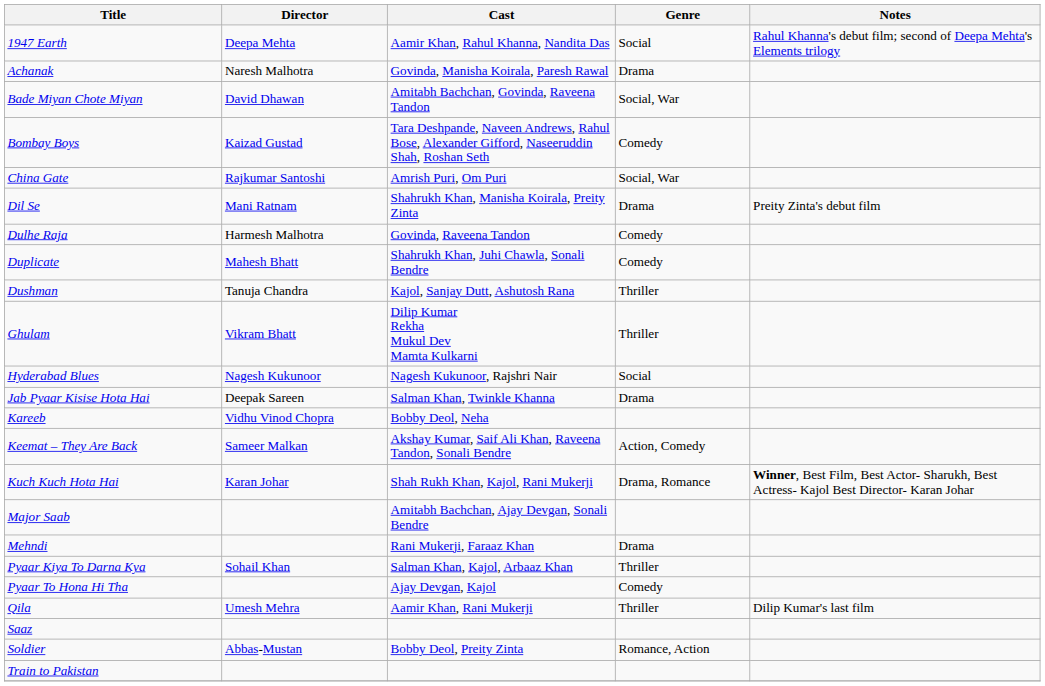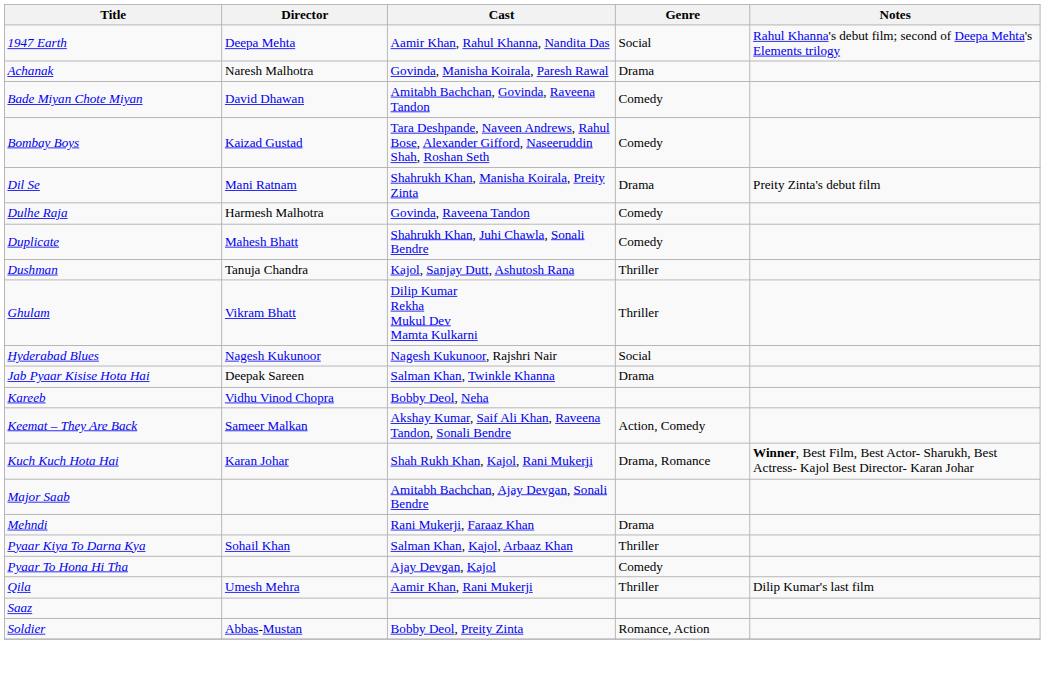(649, 99) Social, War -> (641, 99) Comedy
- row: (38, 177)
- row: (53, 670)
